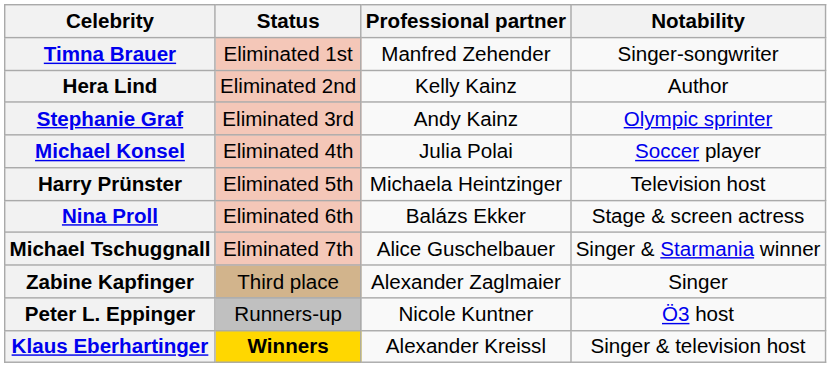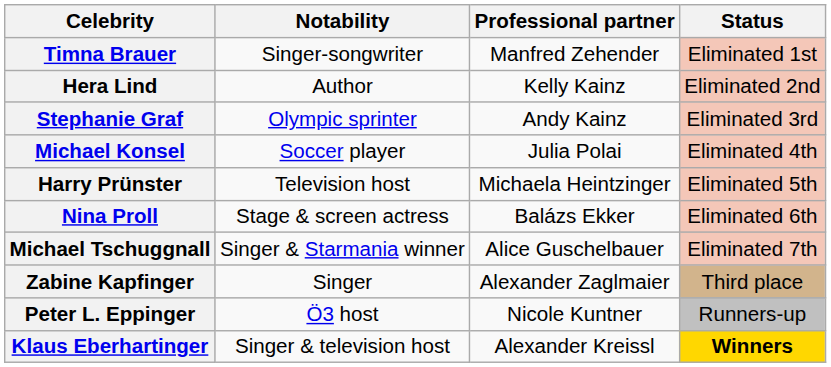columns swapped: (698, 21) <-> (288, 21)
